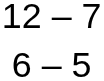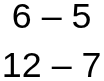rows swapped: (52, 65) <-> (52, 16)
